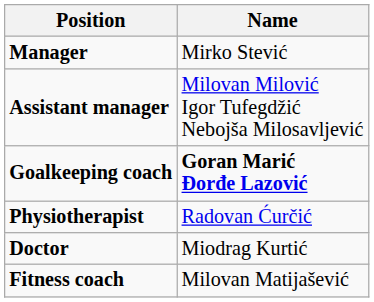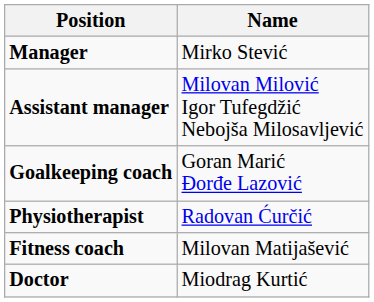(245, 173) bold -> (242, 173) normal
rows swapped: (67, 280) <-> (39, 248)
